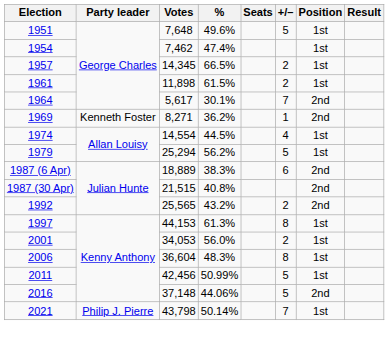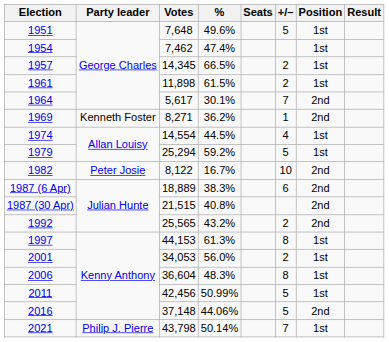(219, 153) 56.2% -> (219, 153) 59.2%
+ row: (40, 170)
